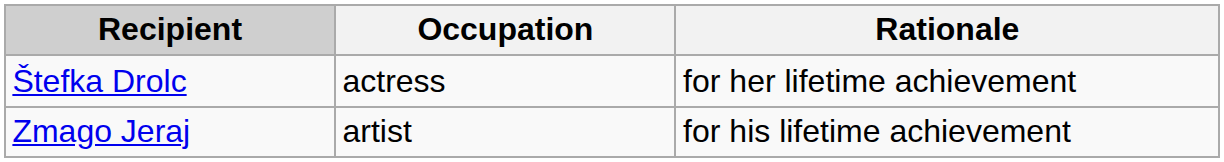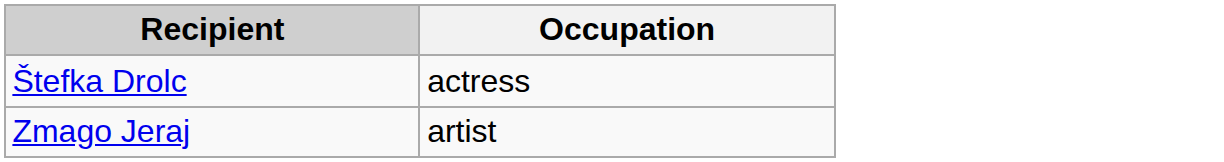- column: (947, 29)
